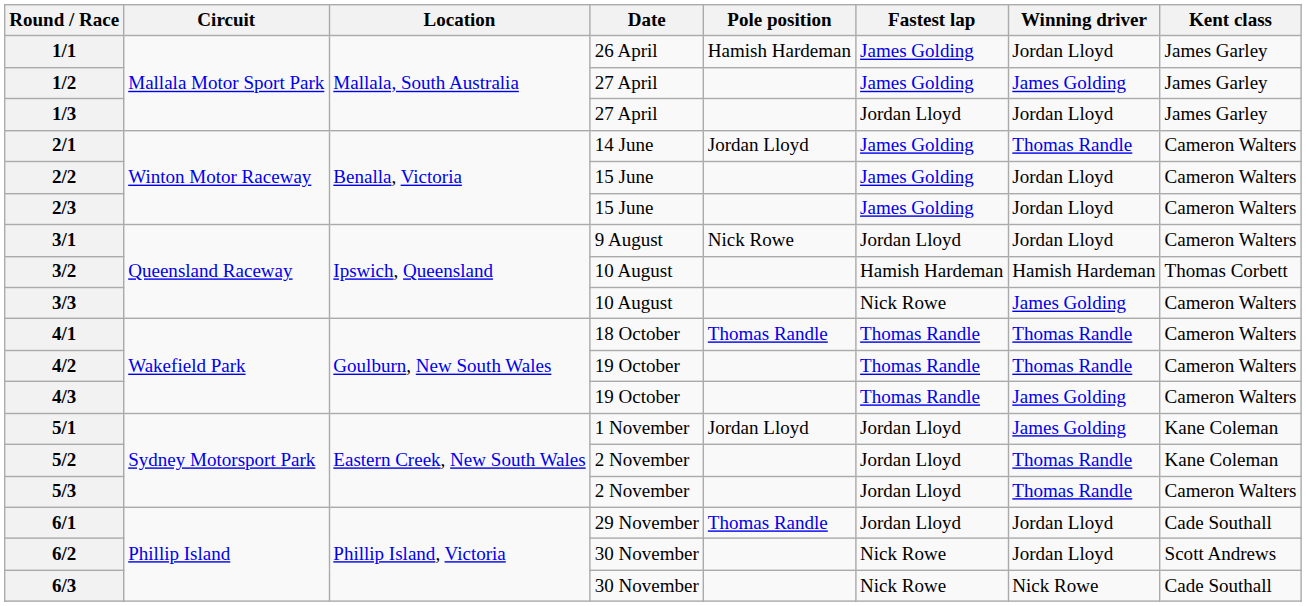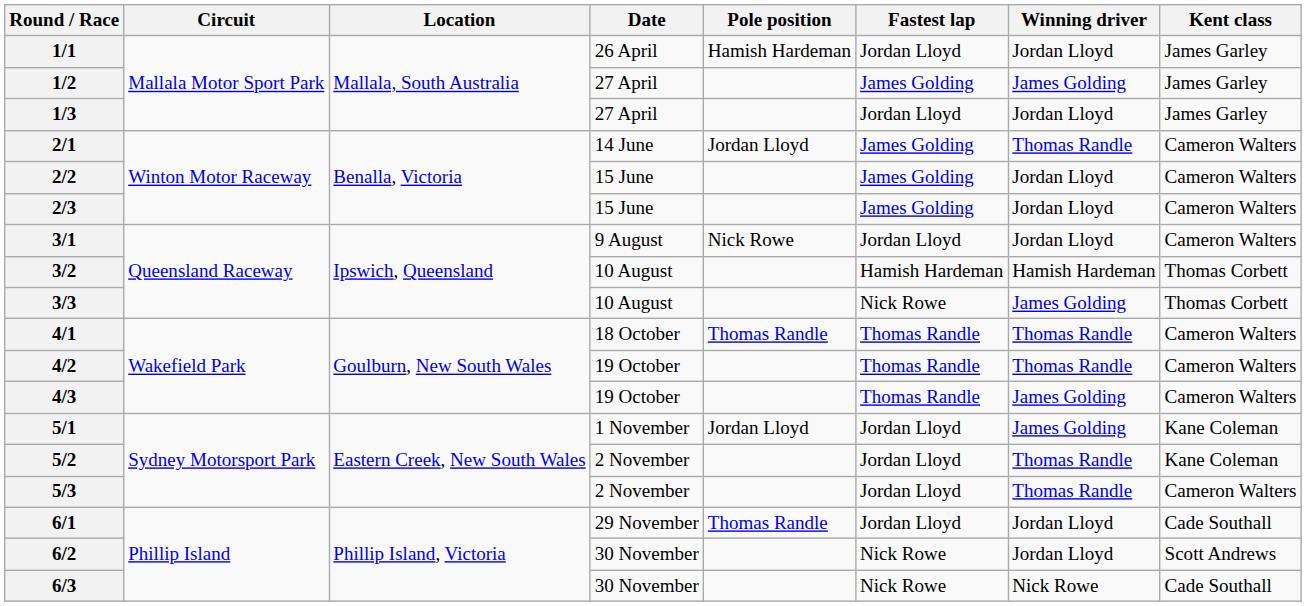(917, 51) James Golding -> (911, 51) Jordan Lloyd
(1230, 302) Cameron Walters -> (1226, 302) Thomas Corbett
